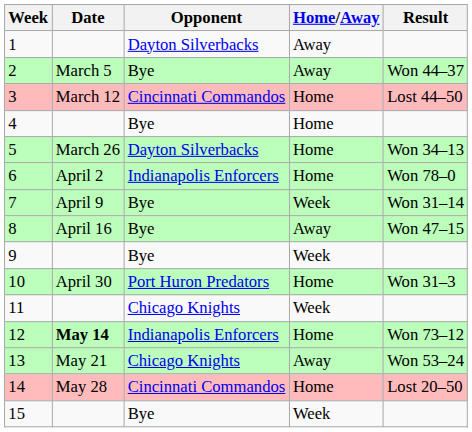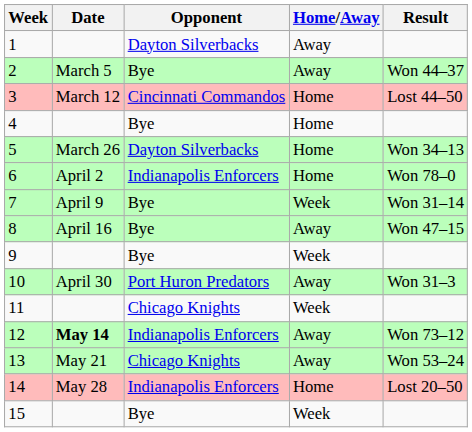(313, 281) Home -> (312, 281) Away
(313, 334) Home -> (312, 334) Away
(206, 387) Cincinnati Commandos -> (203, 387) Indianapolis Enforcers
